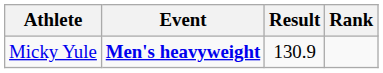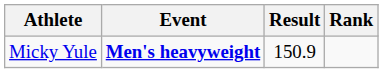(295, 51) 130.9 -> (295, 51) 150.9
